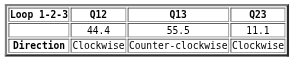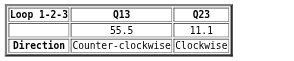- column: (98, 15)
